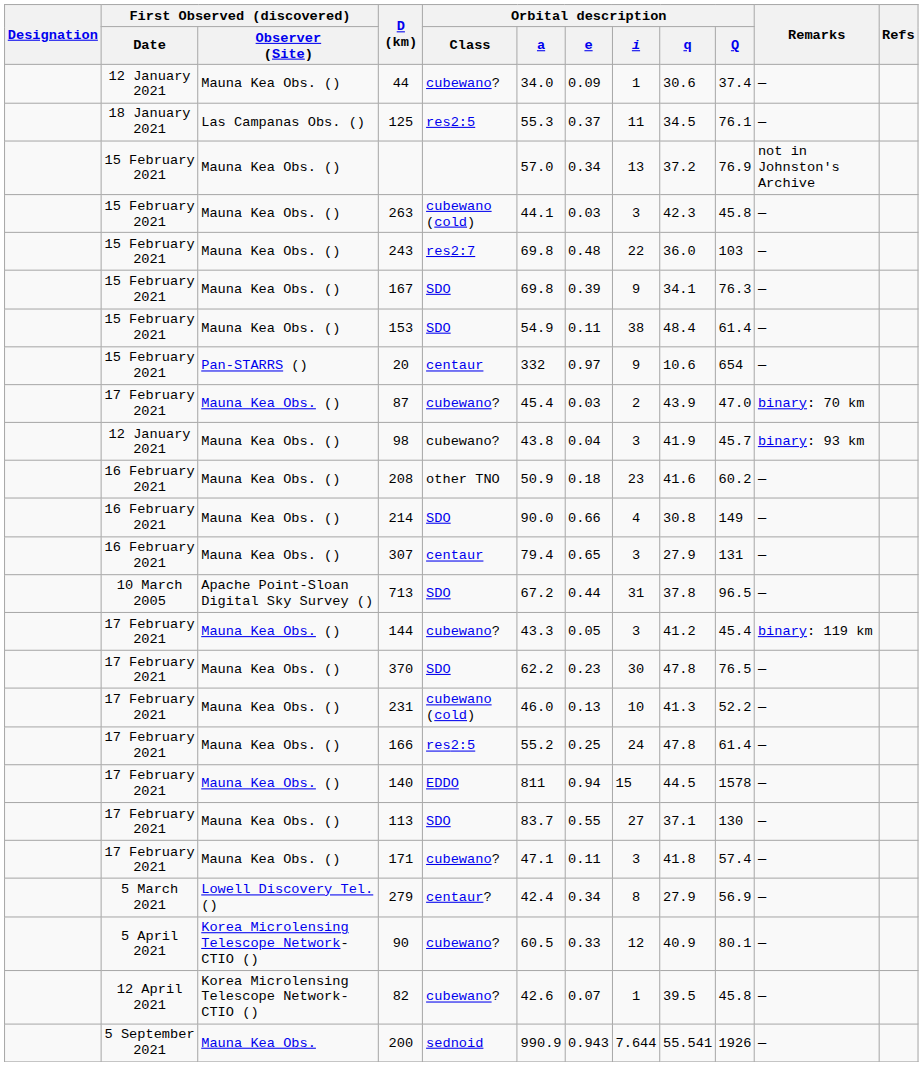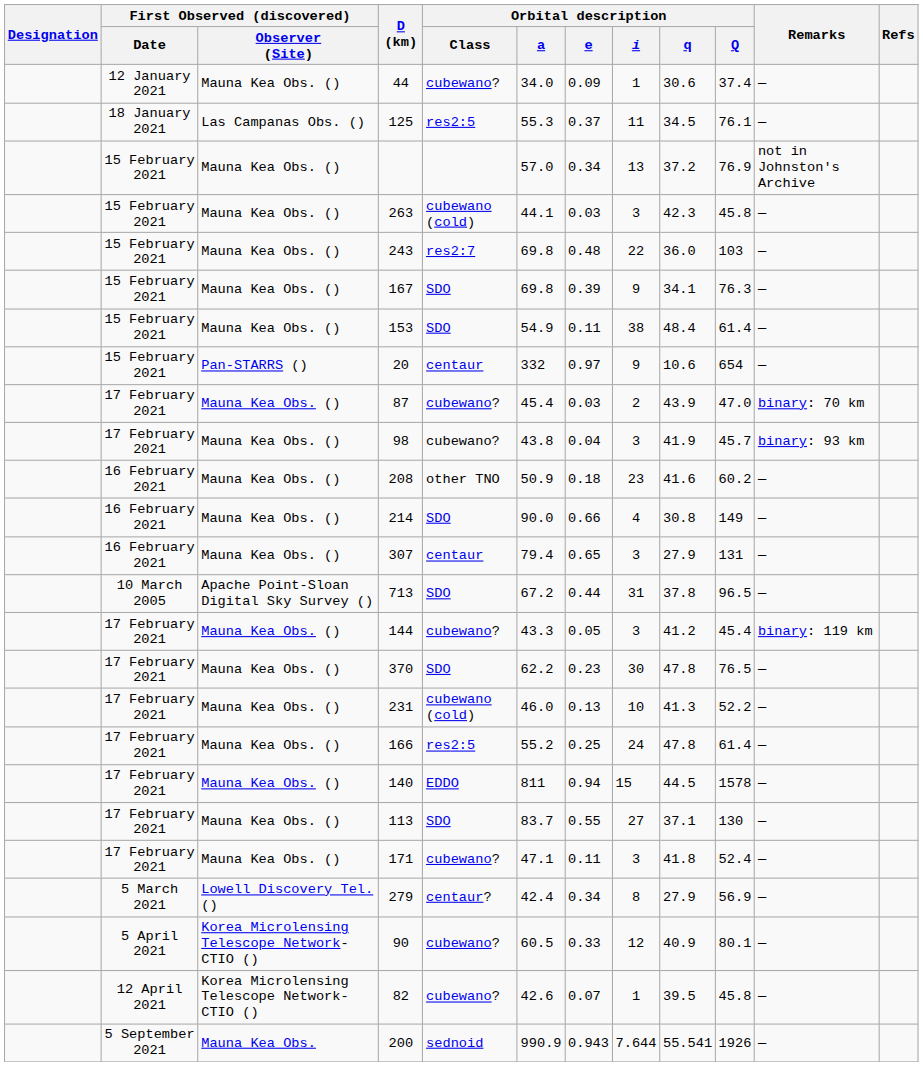(150, 441) 12 January 2021 -> (150, 441) 17 February 2021
(735, 859) 57.4 -> (735, 859) 52.4
